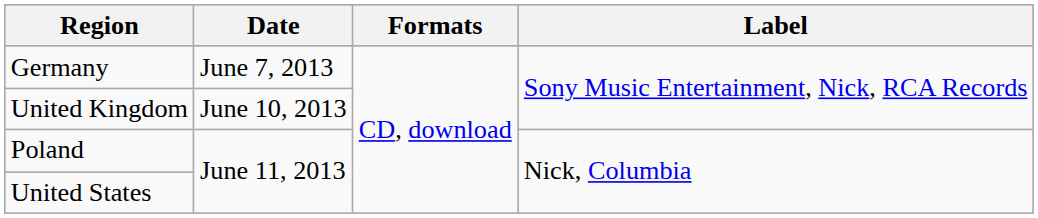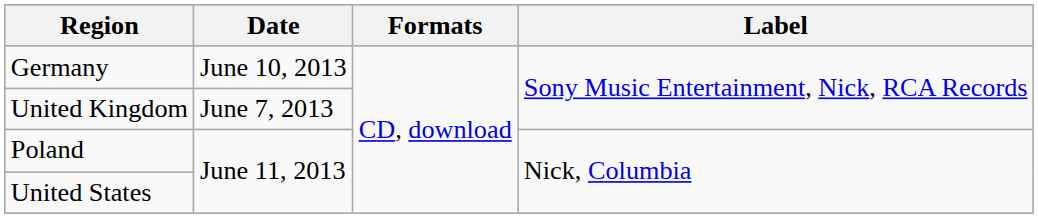(267, 66) June 7, 2013 -> (273, 66) June 10, 2013
(273, 108) June 10, 2013 -> (267, 108) June 7, 2013
